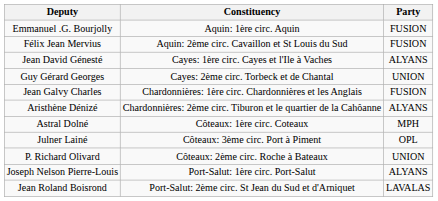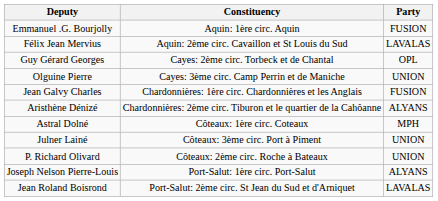(408, 44) FUSION -> (408, 44) LAVALAS
- row: (62, 60)
(408, 76) UNION -> (408, 60) OPL
+ row: (62, 76)
(408, 140) OPL -> (408, 140) UNION
